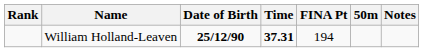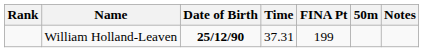(279, 36) bold -> (279, 36) normal
(324, 36) 194 -> (324, 36) 199
